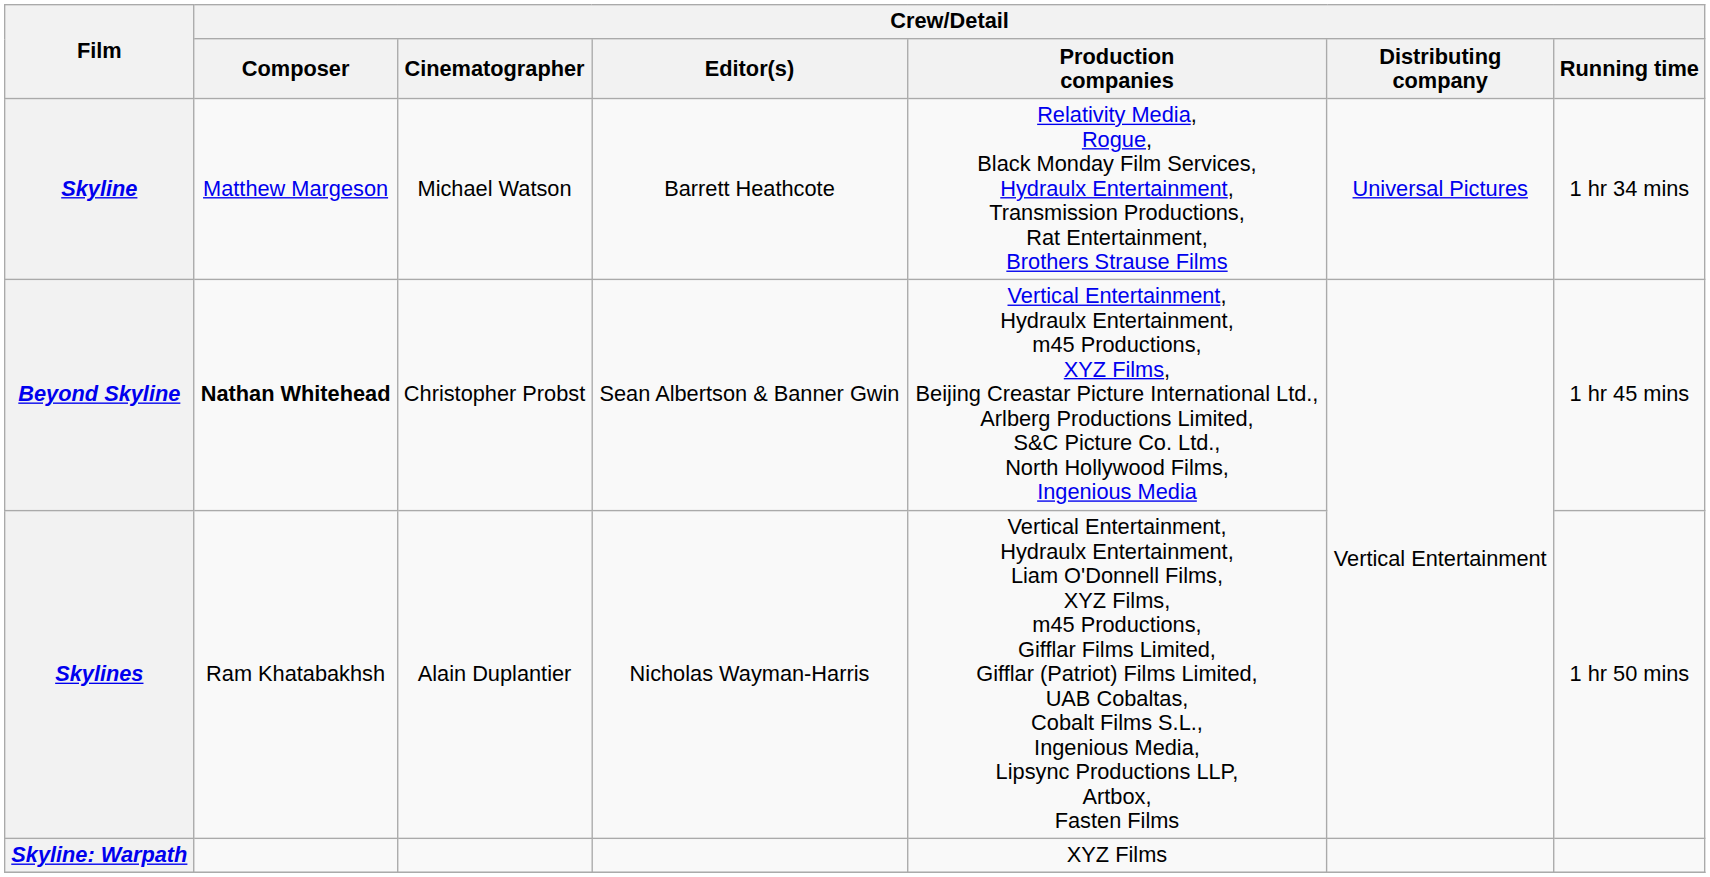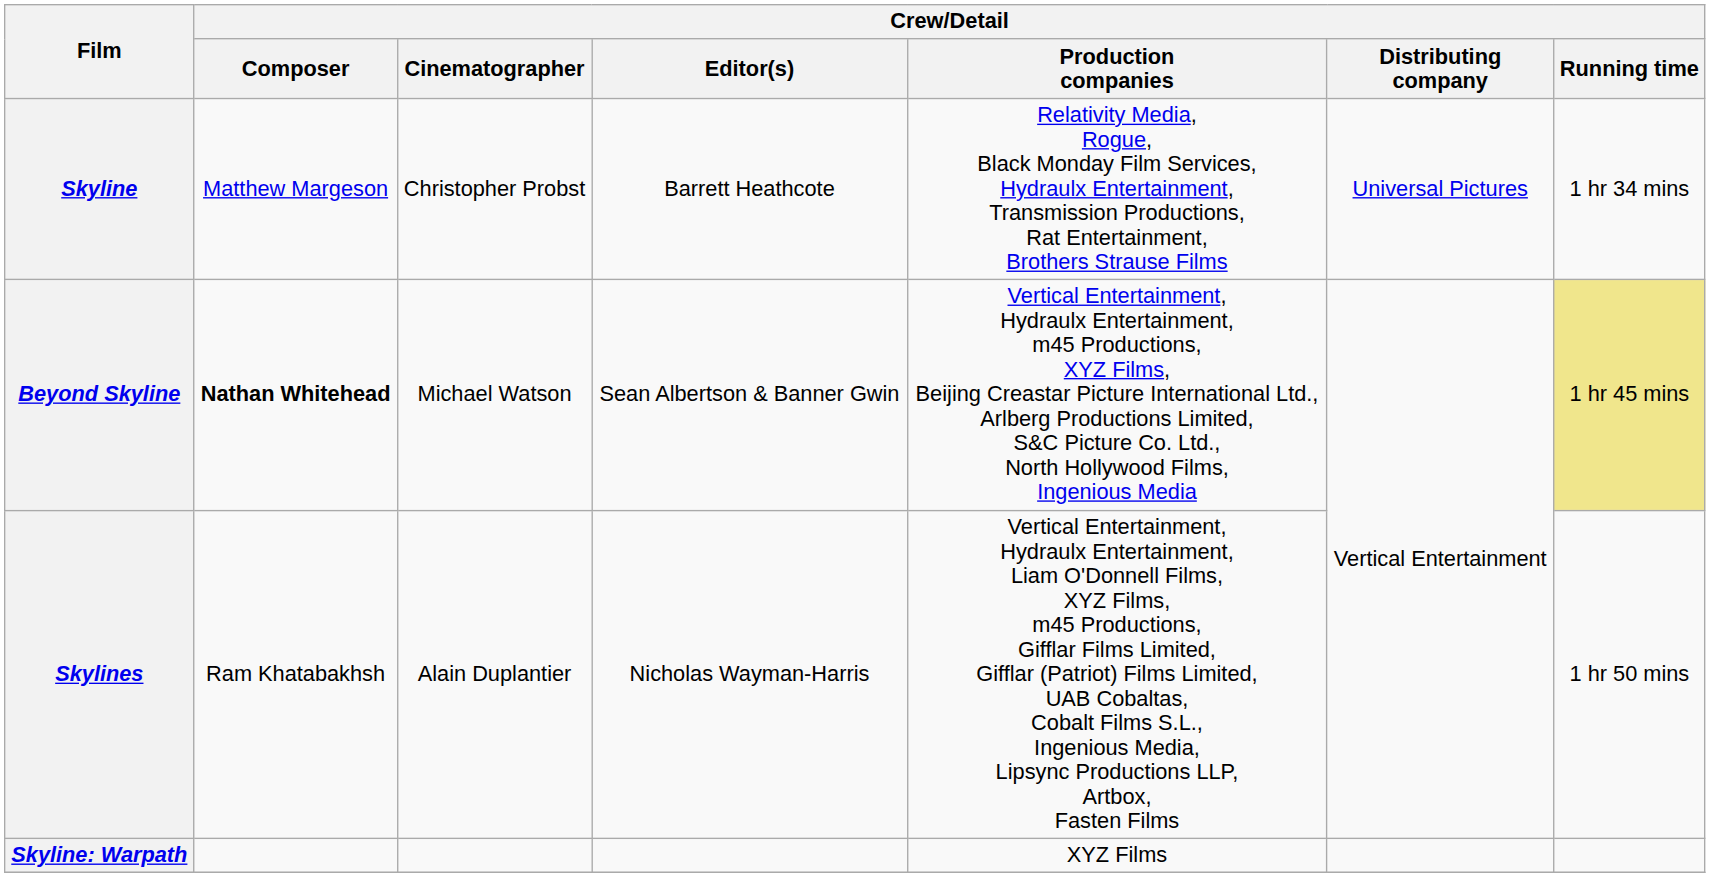(495, 188) Michael Watson -> (495, 188) Christopher Probst
(495, 394) Christopher Probst -> (495, 394) Michael Watson
(1629, 394) no background -> (1629, 394) khaki background
